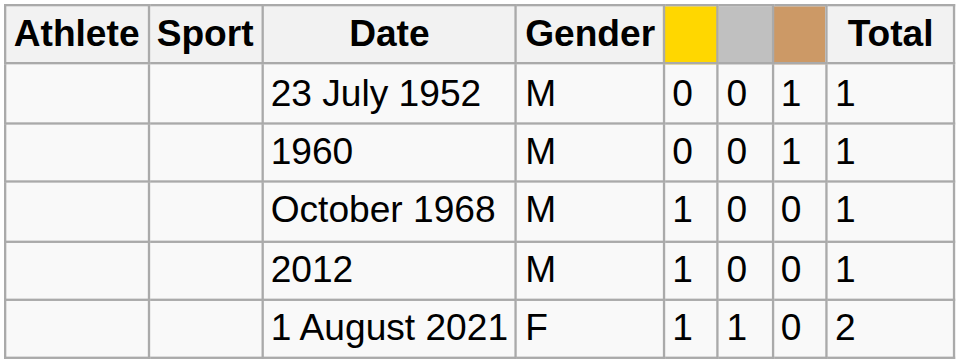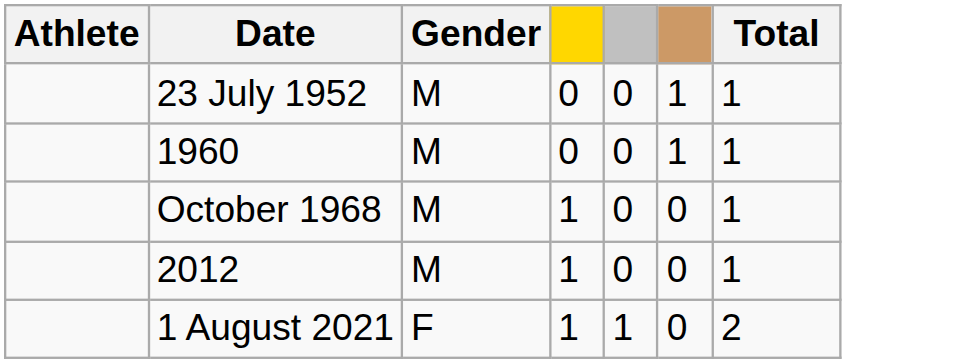- column: (205, 33)
